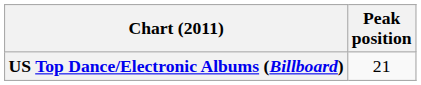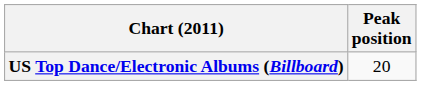(382, 66) 21 -> (382, 66) 20
